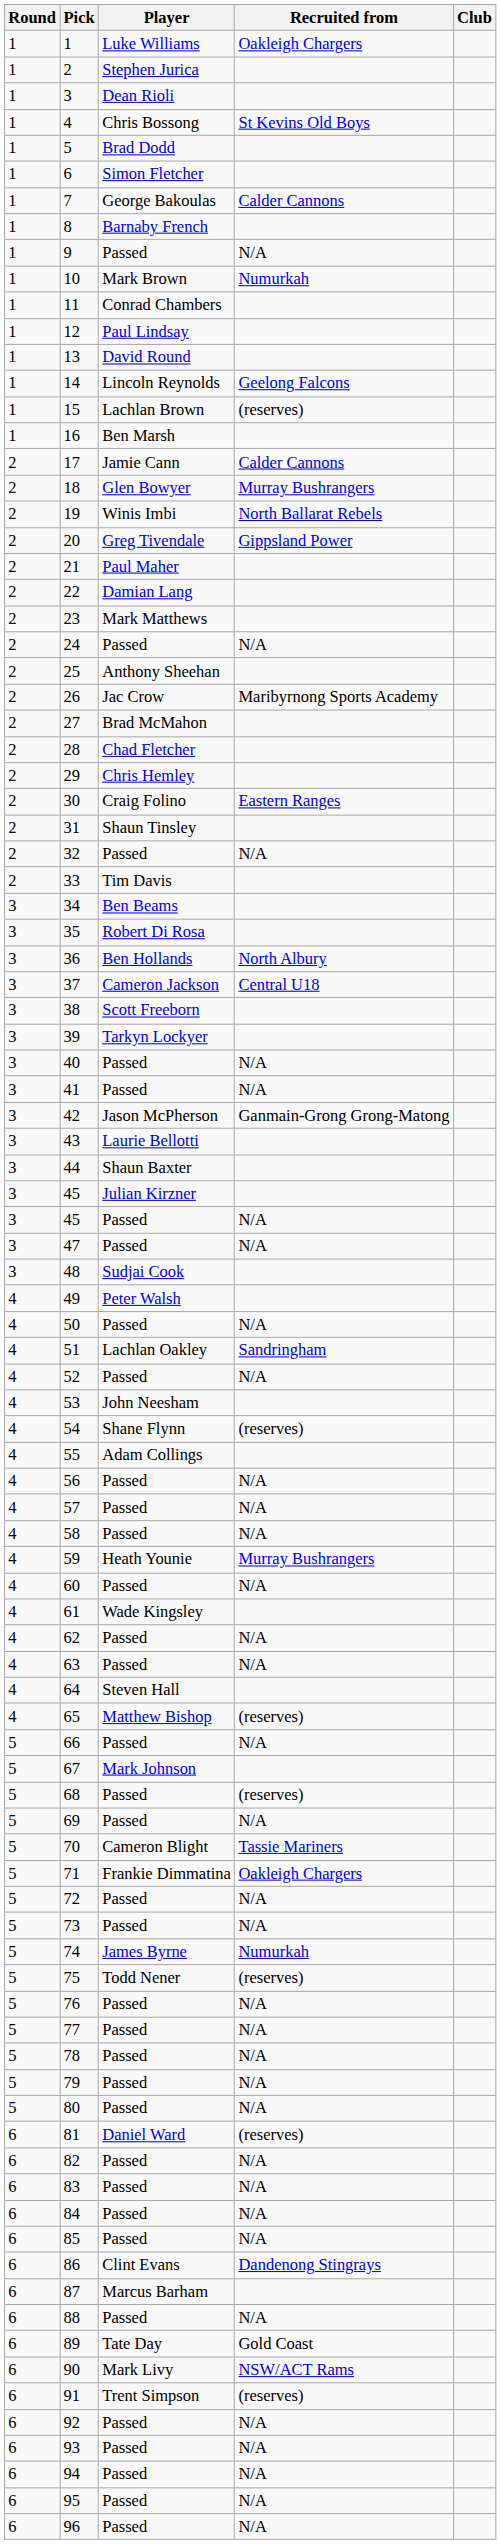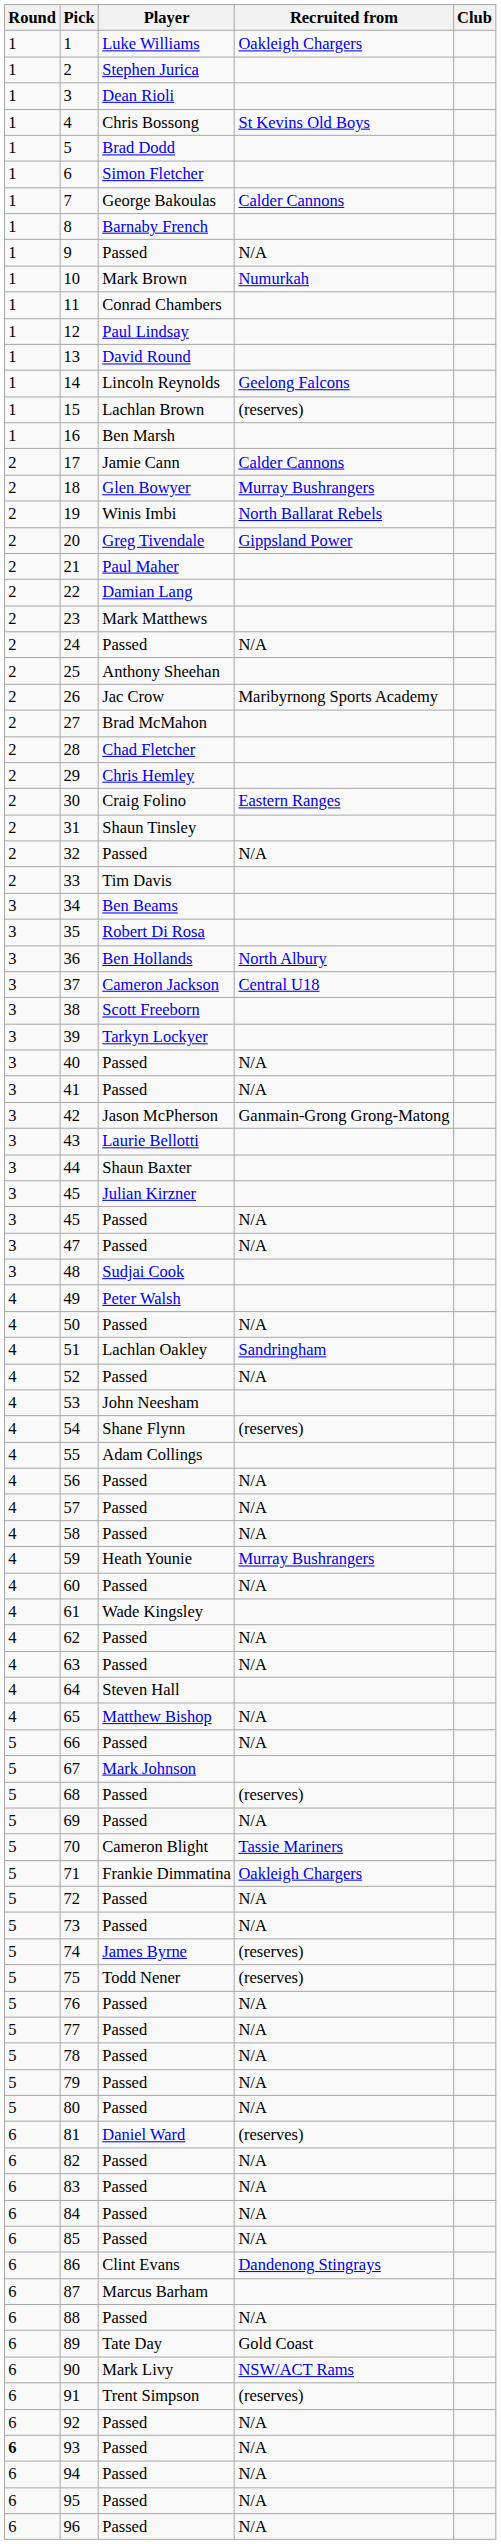(271, 1716) (reserves) -> (253, 1716) N/A
(274, 1951) Numurkah -> (271, 1951) (reserves)
(12, 2448) normal -> (12, 2448) bold
